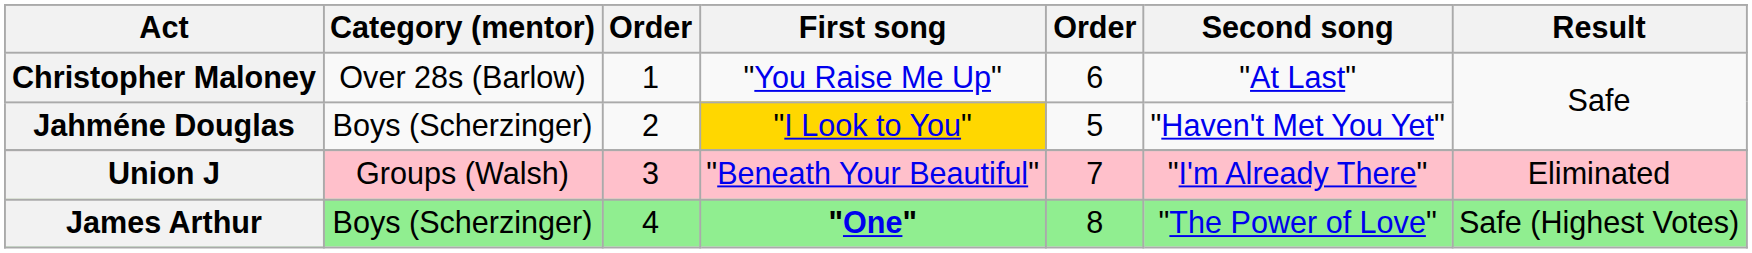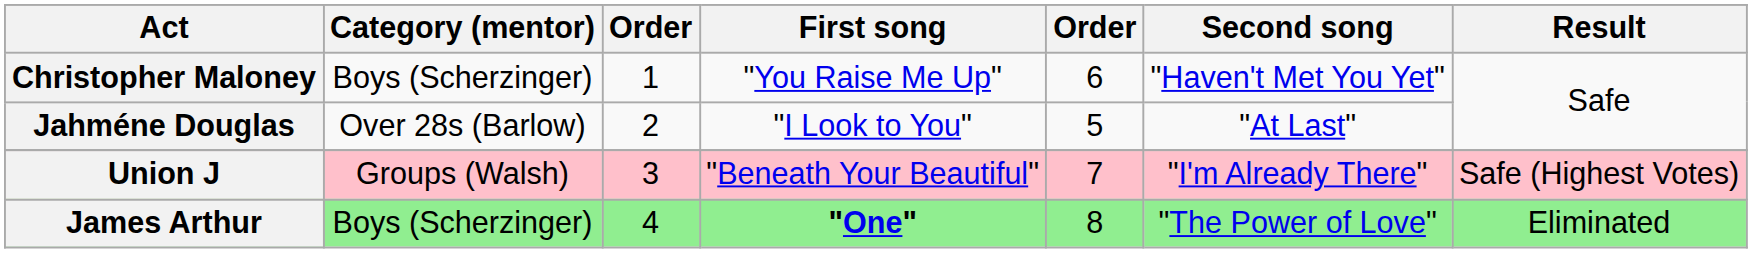(462, 77) Over 28s (Barlow) -> (462, 77) Boys (Scherzinger)
(1298, 77) "At Last" -> (1298, 77) "Haven't Met You Yet"
(462, 125) Boys (Scherzinger) -> (462, 125) Over 28s (Barlow)
(873, 125) gold background -> (873, 125) no background
(1298, 125) "Haven't Met You Yet" -> (1298, 125) "At Last"
(1599, 174) Eliminated -> (1599, 174) Safe (Highest Votes)
(1599, 222) Safe (Highest Votes) -> (1599, 222) Eliminated
